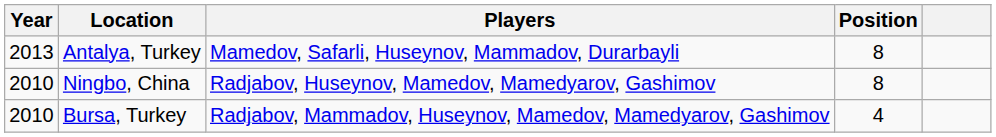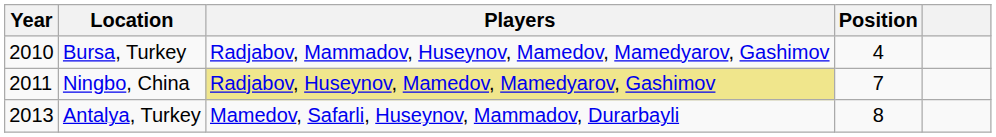rows swapped: (125, 115) <-> (132, 52)
(31, 83) 2010 -> (31, 83) 2011
(463, 83) no background -> (463, 83) khaki background
(878, 83) 8 -> (878, 83) 7
